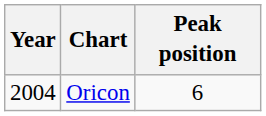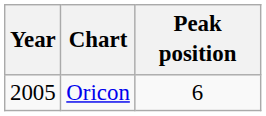(33, 92) 2004 -> (33, 92) 2005
